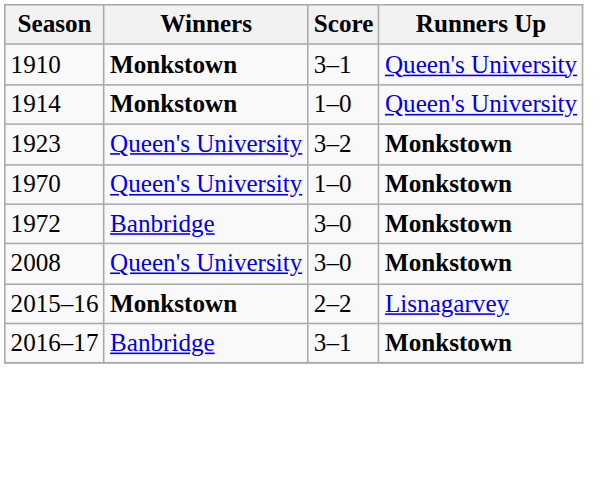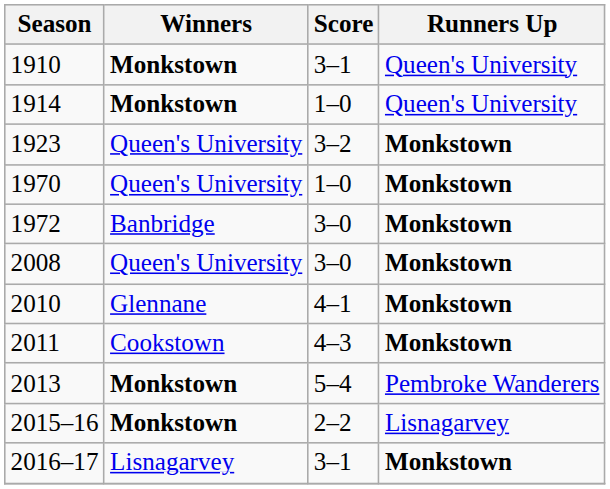+ row: (36, 303)
+ row: (35, 343)
+ row: (36, 382)
(162, 343) Banbridge -> (172, 462) Lisnagarvey
